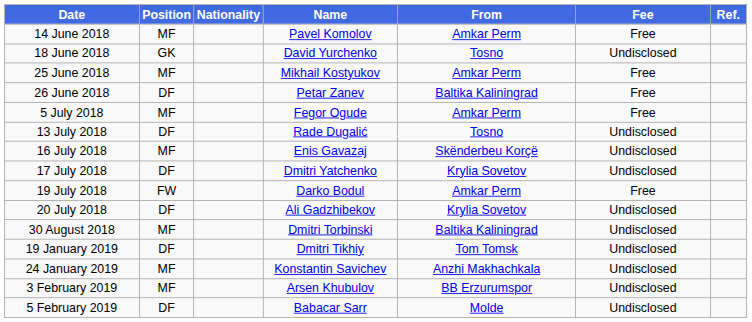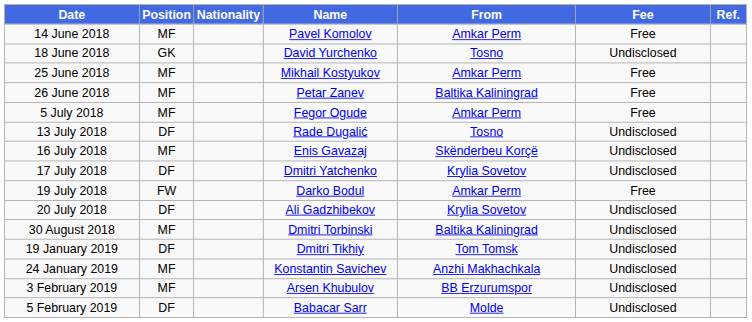(167, 93) DF -> (167, 93) MF
